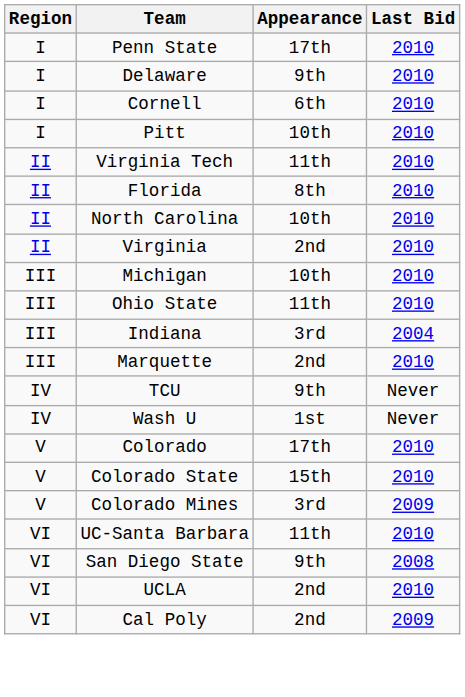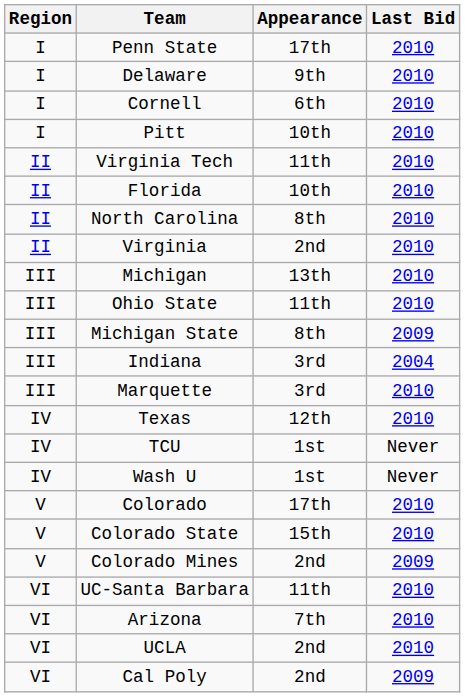(310, 191) 8th -> (310, 191) 10th
(310, 219) 10th -> (310, 219) 8th
(310, 276) 10th -> (310, 276) 13th
+ row: (165, 334)
(310, 362) 2nd -> (310, 391) 3rd
+ row: (165, 419)
(310, 391) 9th -> (310, 448) 1st
(310, 505) 3rd -> (310, 562) 2nd
- row: (165, 562)
+ row: (165, 620)
